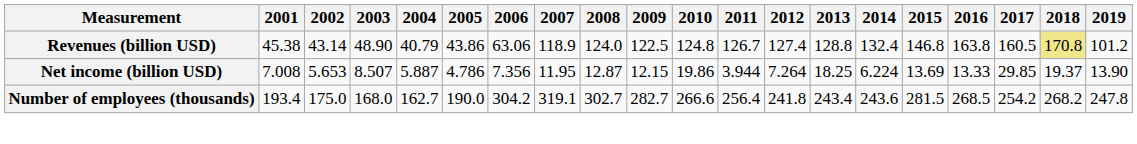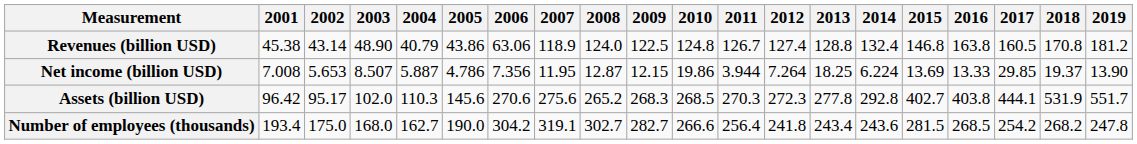(1063, 44) khaki background -> (1063, 44) no background
(1109, 44) 101.2 -> (1109, 44) 181.2
+ row: (131, 98)
